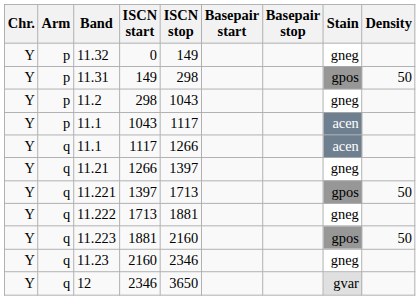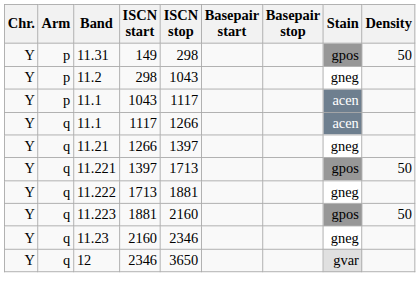- row: (153, 54)
